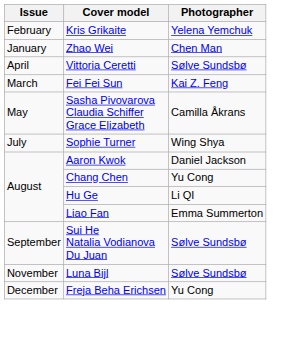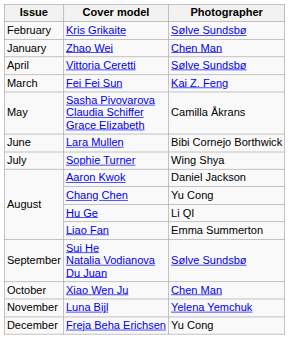(212, 30) Yelena Yemchuk -> (209, 30) Sølve Sundsbø
+ row: (95, 143)
+ row: (97, 290)
(209, 273) Sølve Sundsbø -> (212, 308) Yelena Yemchuk
